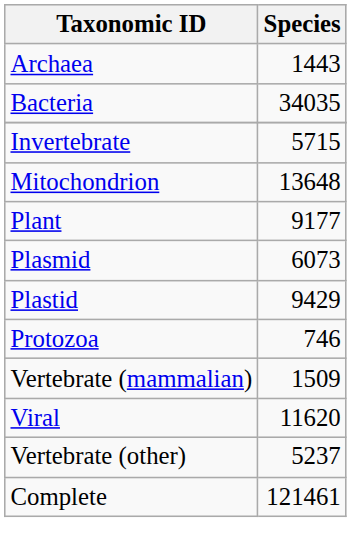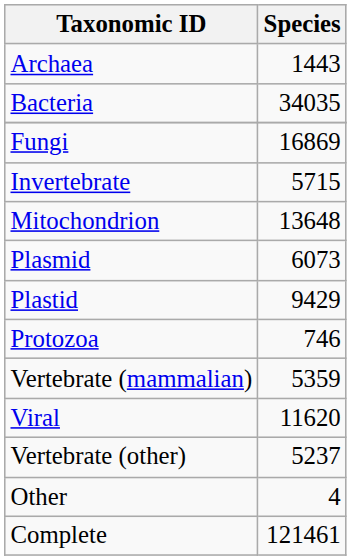+ row: (39, 142)
- row: (36, 220)
(316, 378) 1509 -> (316, 378) 5359
+ row: (39, 496)
